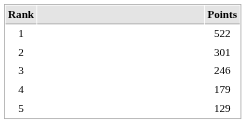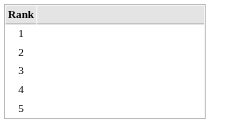- column: (222, 14)
